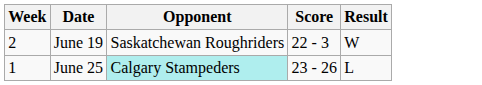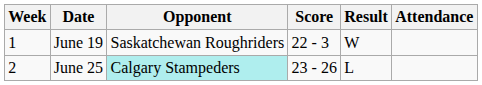+ column: (434, 17)
(12, 42) 2 -> (12, 42) 1
(12, 67) 1 -> (12, 67) 2
